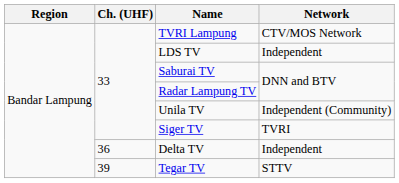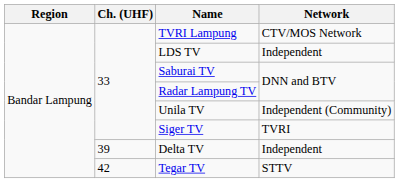(104, 149) 36 -> (104, 149) 39
(104, 168) 39 -> (104, 168) 42
